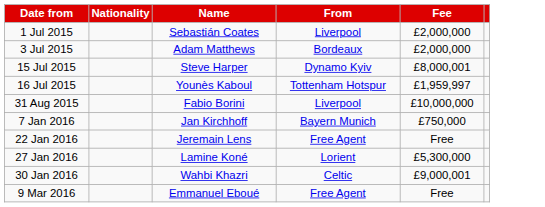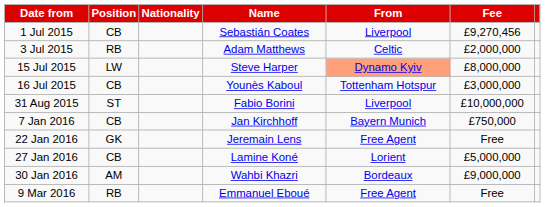+ column: (114, 14)
(442, 32) £2,000,000 -> (492, 32) £9,270,456
(338, 50) Bordeaux -> (388, 50) Celtic
(338, 68) no background -> (388, 68) lightsalmon background
(442, 68) £8,000,001 -> (492, 68) £8,000,000
(442, 86) £1,959,997 -> (492, 86) £3,000,000
(442, 158) £5,300,000 -> (492, 158) £5,000,000
(338, 176) Celtic -> (388, 176) Bordeaux
(442, 176) £9,000,001 -> (492, 176) £9,000,000
